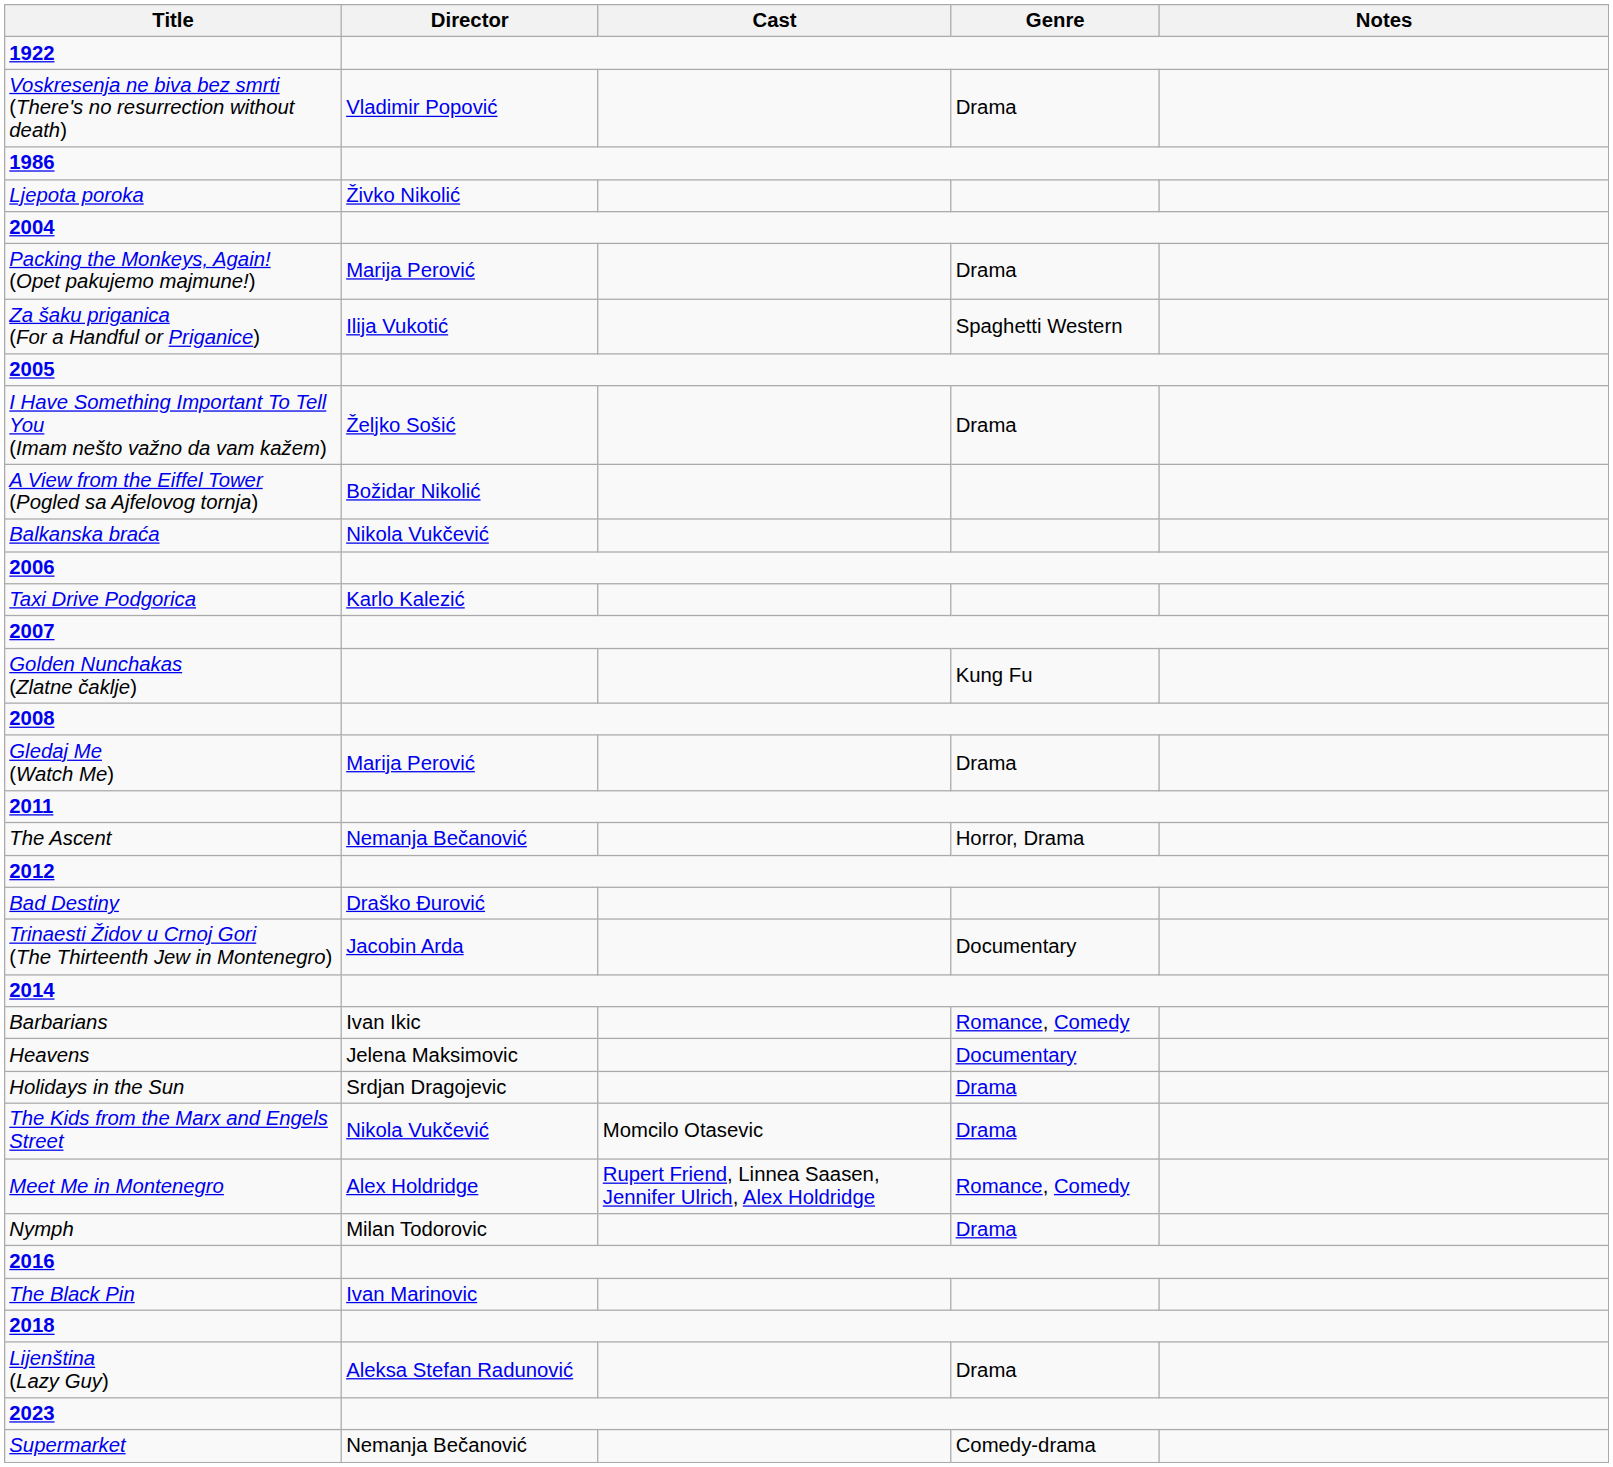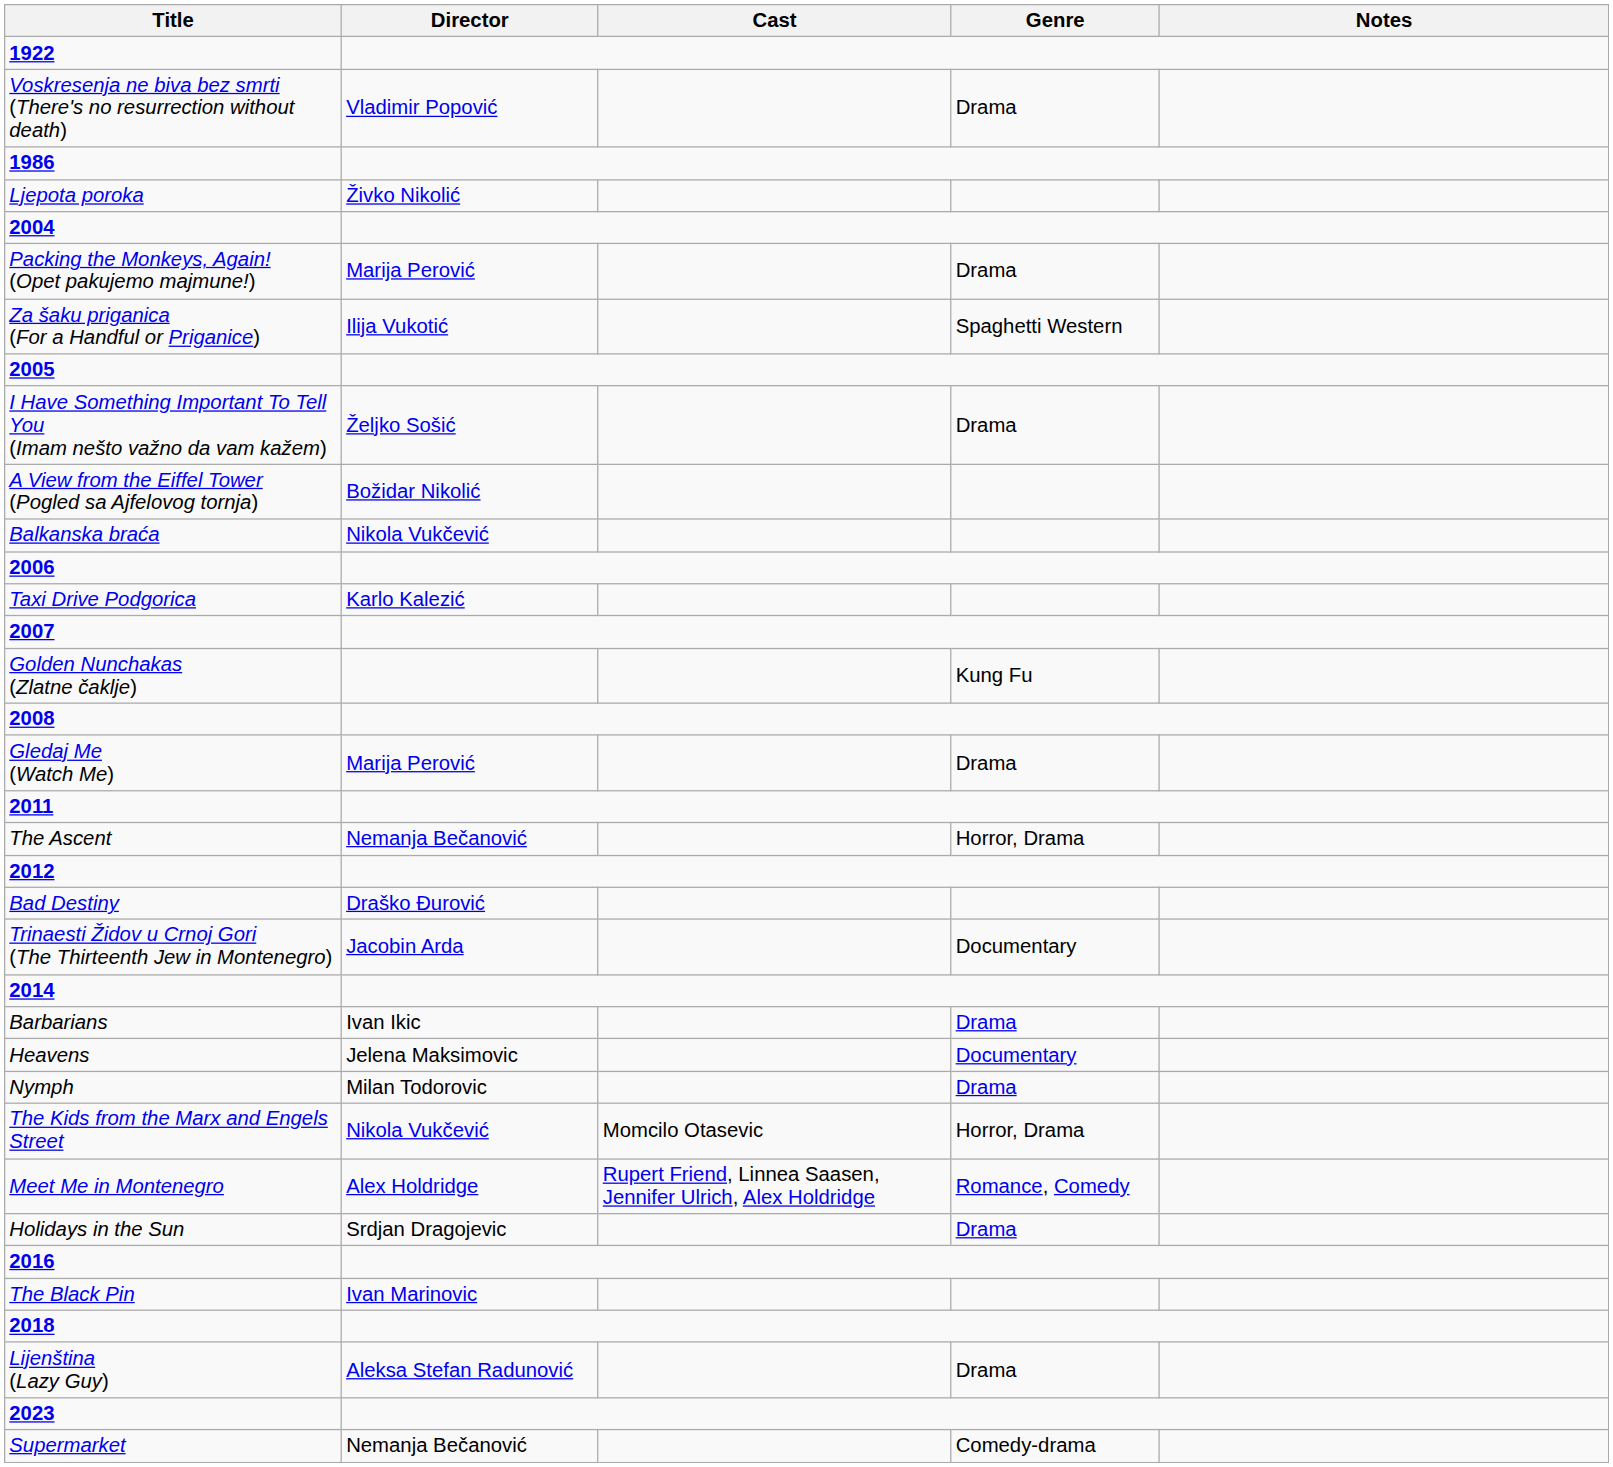(1043, 1022) Romance, Comedy -> (986, 1022) Drama
rows swapped: (97, 1087) <-> (42, 1229)
(986, 1130) Drama -> (1020, 1130) Horror, Drama
